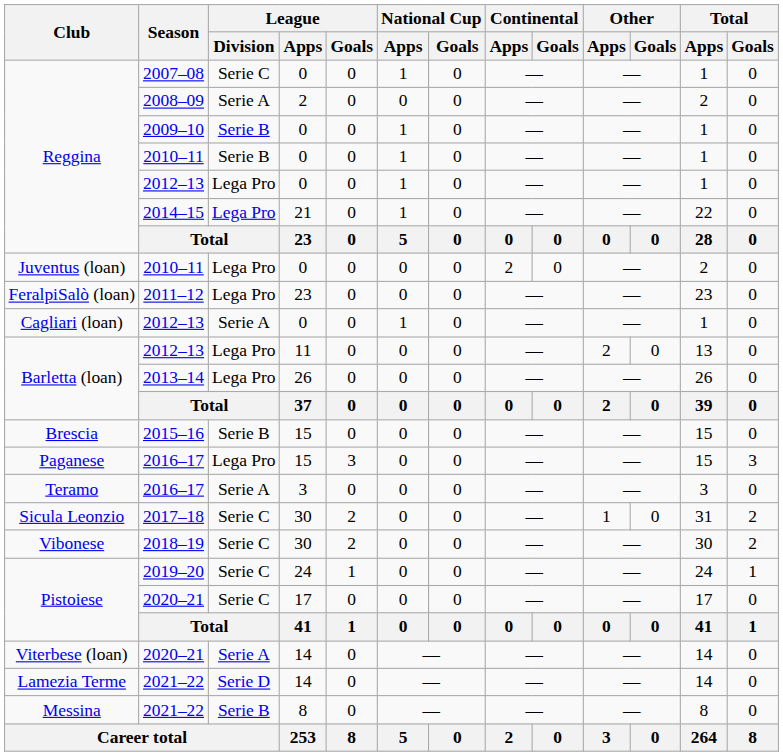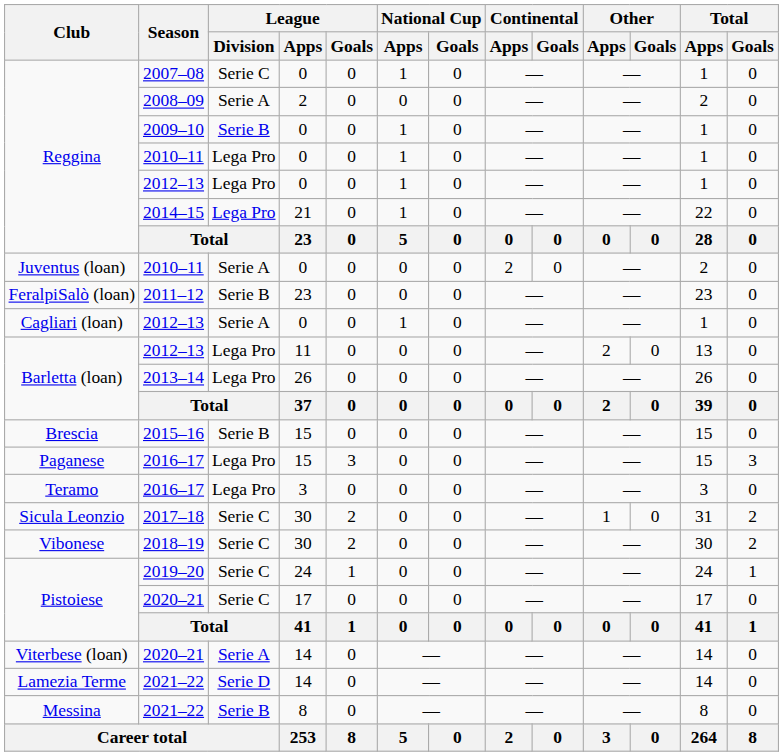(244, 156) Serie B -> (244, 156) Lega Pro
(244, 267) Lega Pro -> (244, 267) Serie A
(244, 294) Lega Pro -> (244, 294) Serie B
(244, 488) Serie A -> (244, 488) Lega Pro
